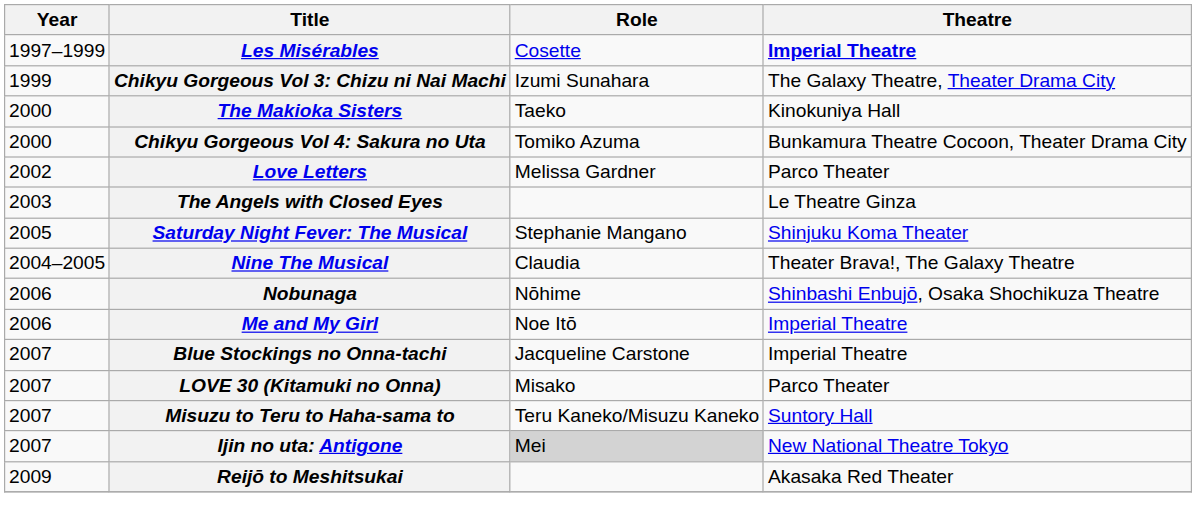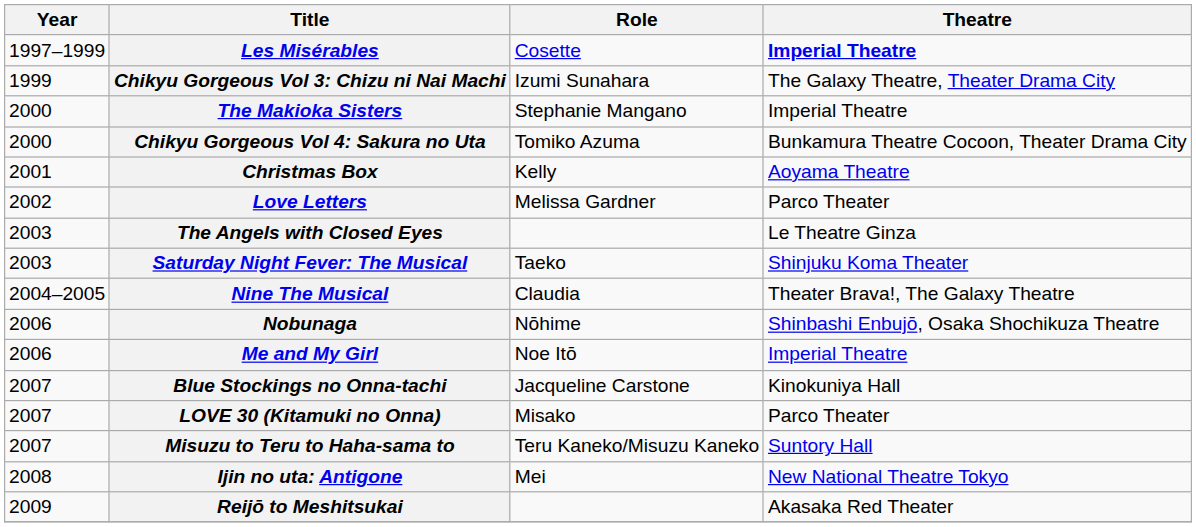(540, 111) Taeko -> (601, 111) Stephanie Mangano
(834, 111) Kinokuniya Hall -> (838, 111) Imperial Theatre
+ row: (310, 171)
(30, 232) 2005 -> (30, 263) 2003
(601, 232) Stephanie Mangano -> (540, 263) Taeko
(838, 354) Imperial Theatre -> (834, 385) Kinokuniya Hall
(30, 446) 2007 -> (30, 476) 2008
(530, 446) lightgrey background -> (530, 476) no background
